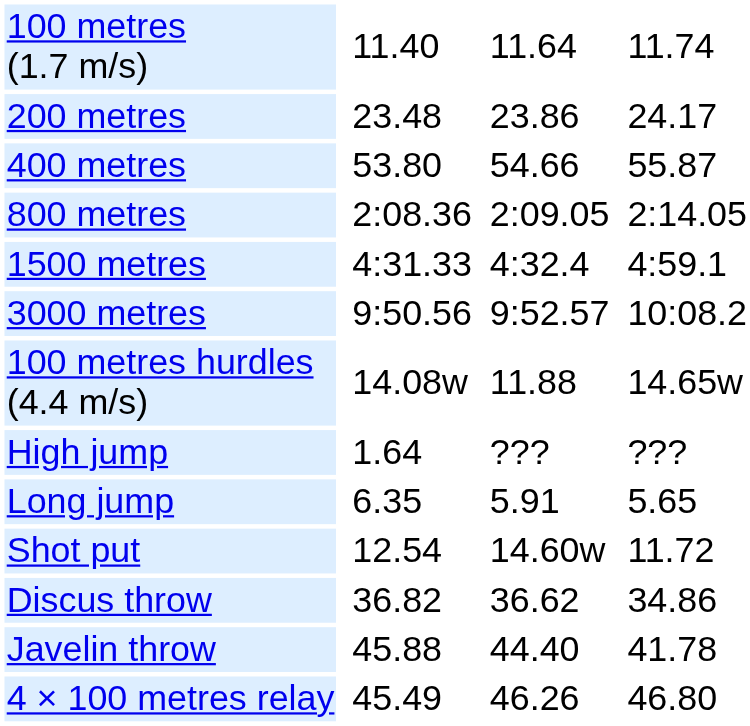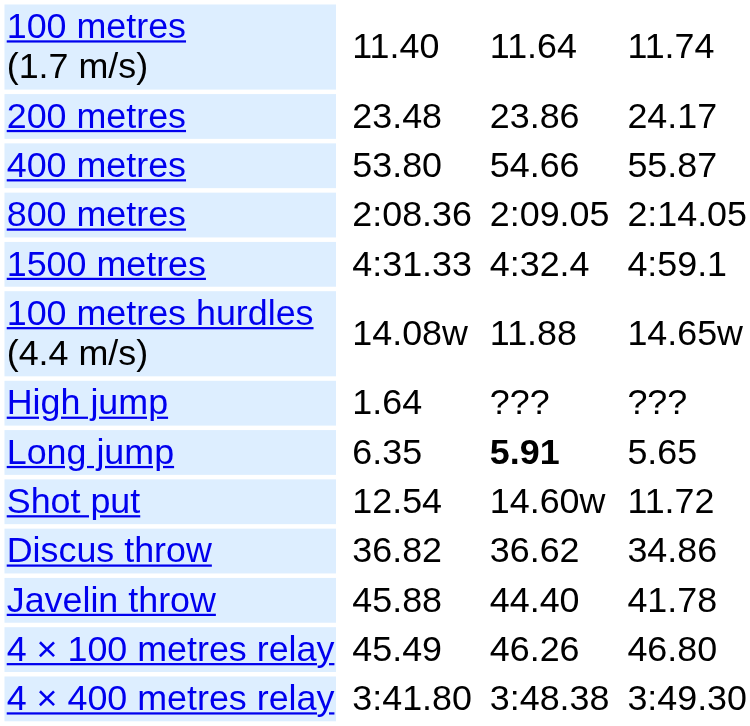- row: (106, 312)
(525, 501) normal -> (525, 451) bold
+ row: (171, 698)
